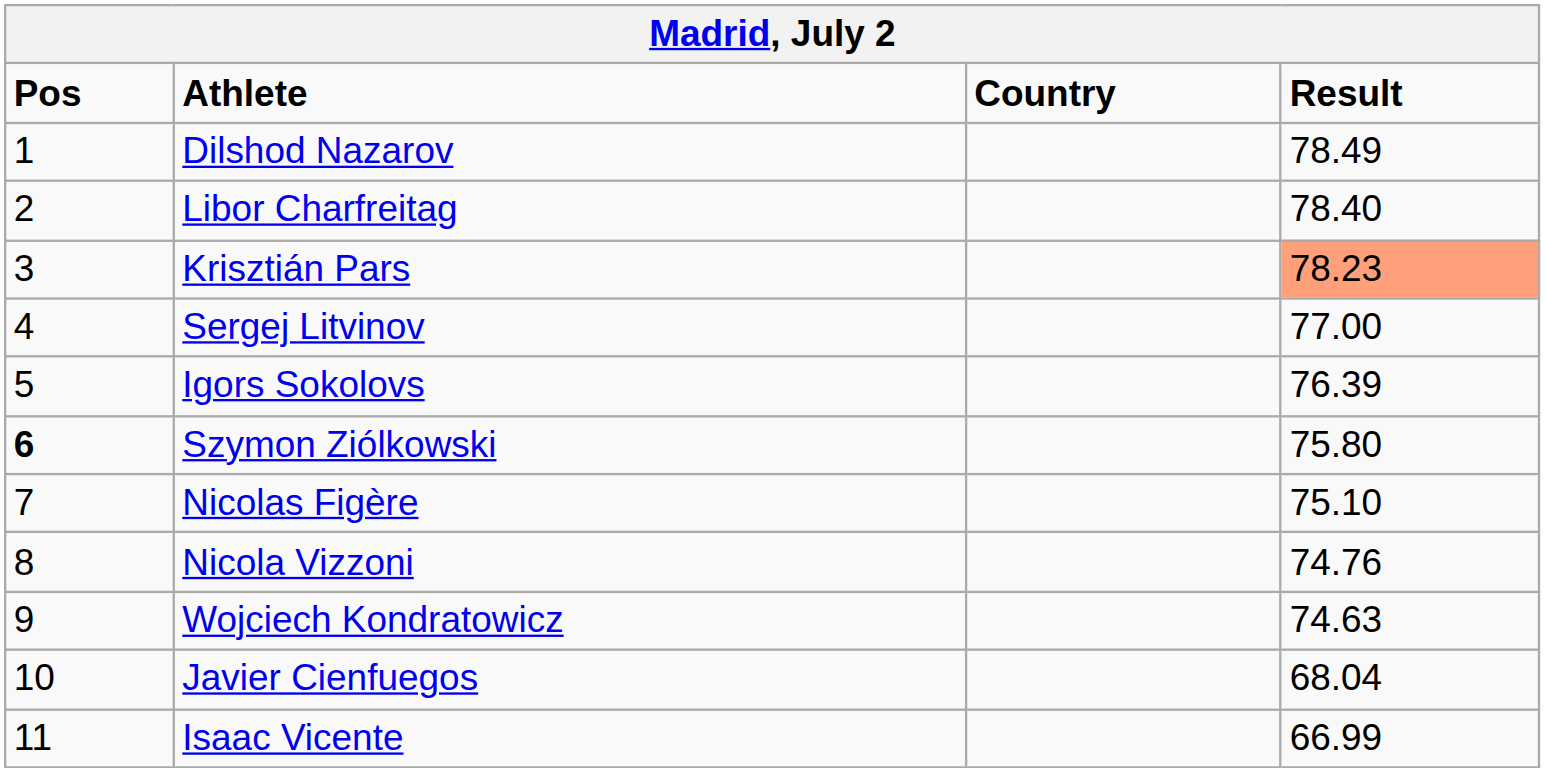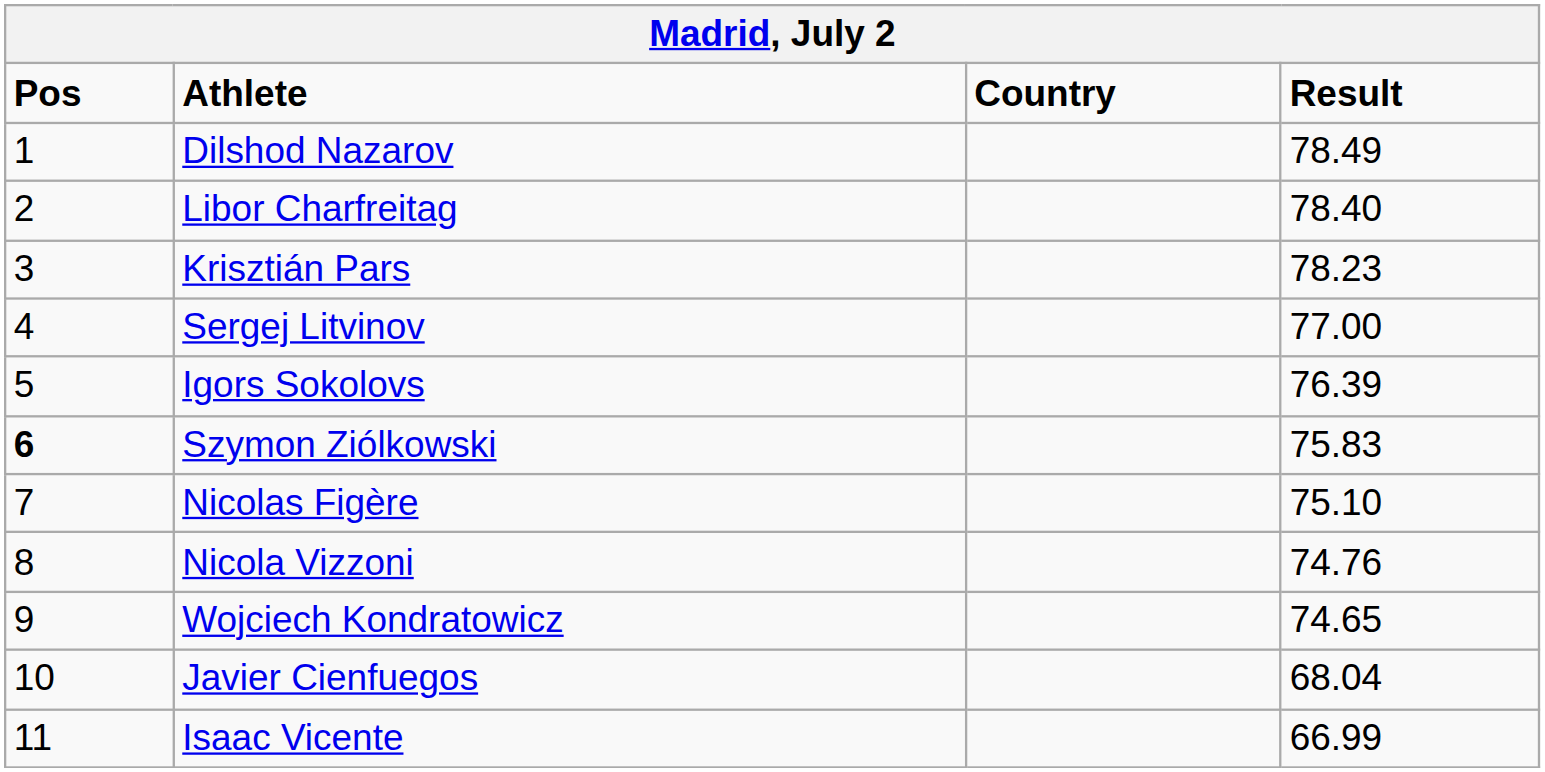(1336, 268) lightsalmon background -> (1336, 268) no background
(1336, 444) 75.80 -> (1336, 444) 75.83
(1336, 619) 74.63 -> (1336, 619) 74.65
